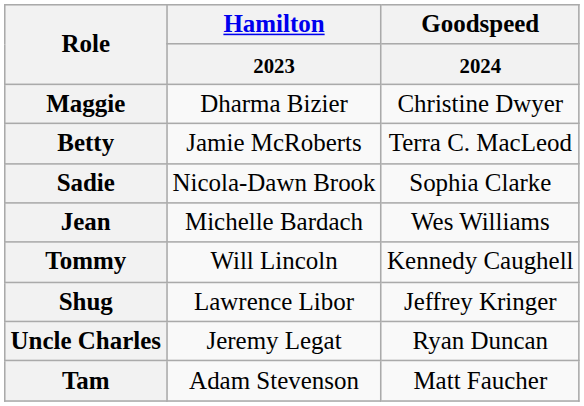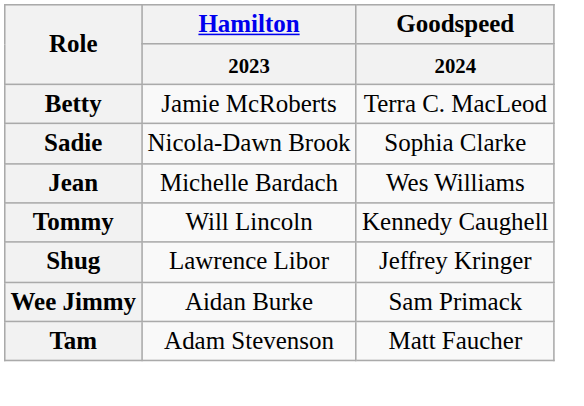- row: (86, 103)
+ row: (73, 301)
- row: (86, 340)
